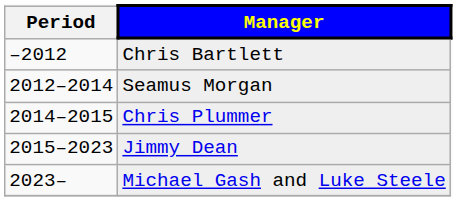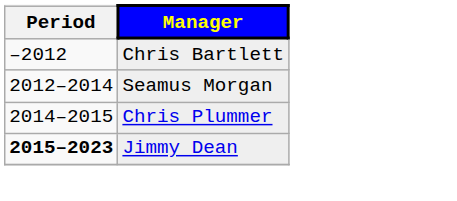(61, 149) normal -> (61, 149) bold
- row: (284, 180)
